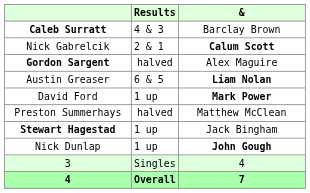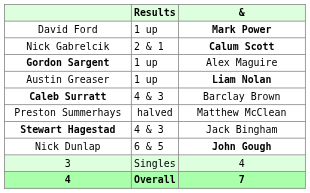rows swapped: (68, 29) <-> (68, 96)
(155, 63) halved -> (146, 63) 1 up
(149, 80) 6 & 5 -> (146, 80) 1 up
(146, 130) 1 up -> (149, 130) 4 & 3
(146, 146) 1 up -> (149, 146) 6 & 5
